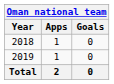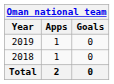rows swapped: (23, 42) <-> (23, 57)
